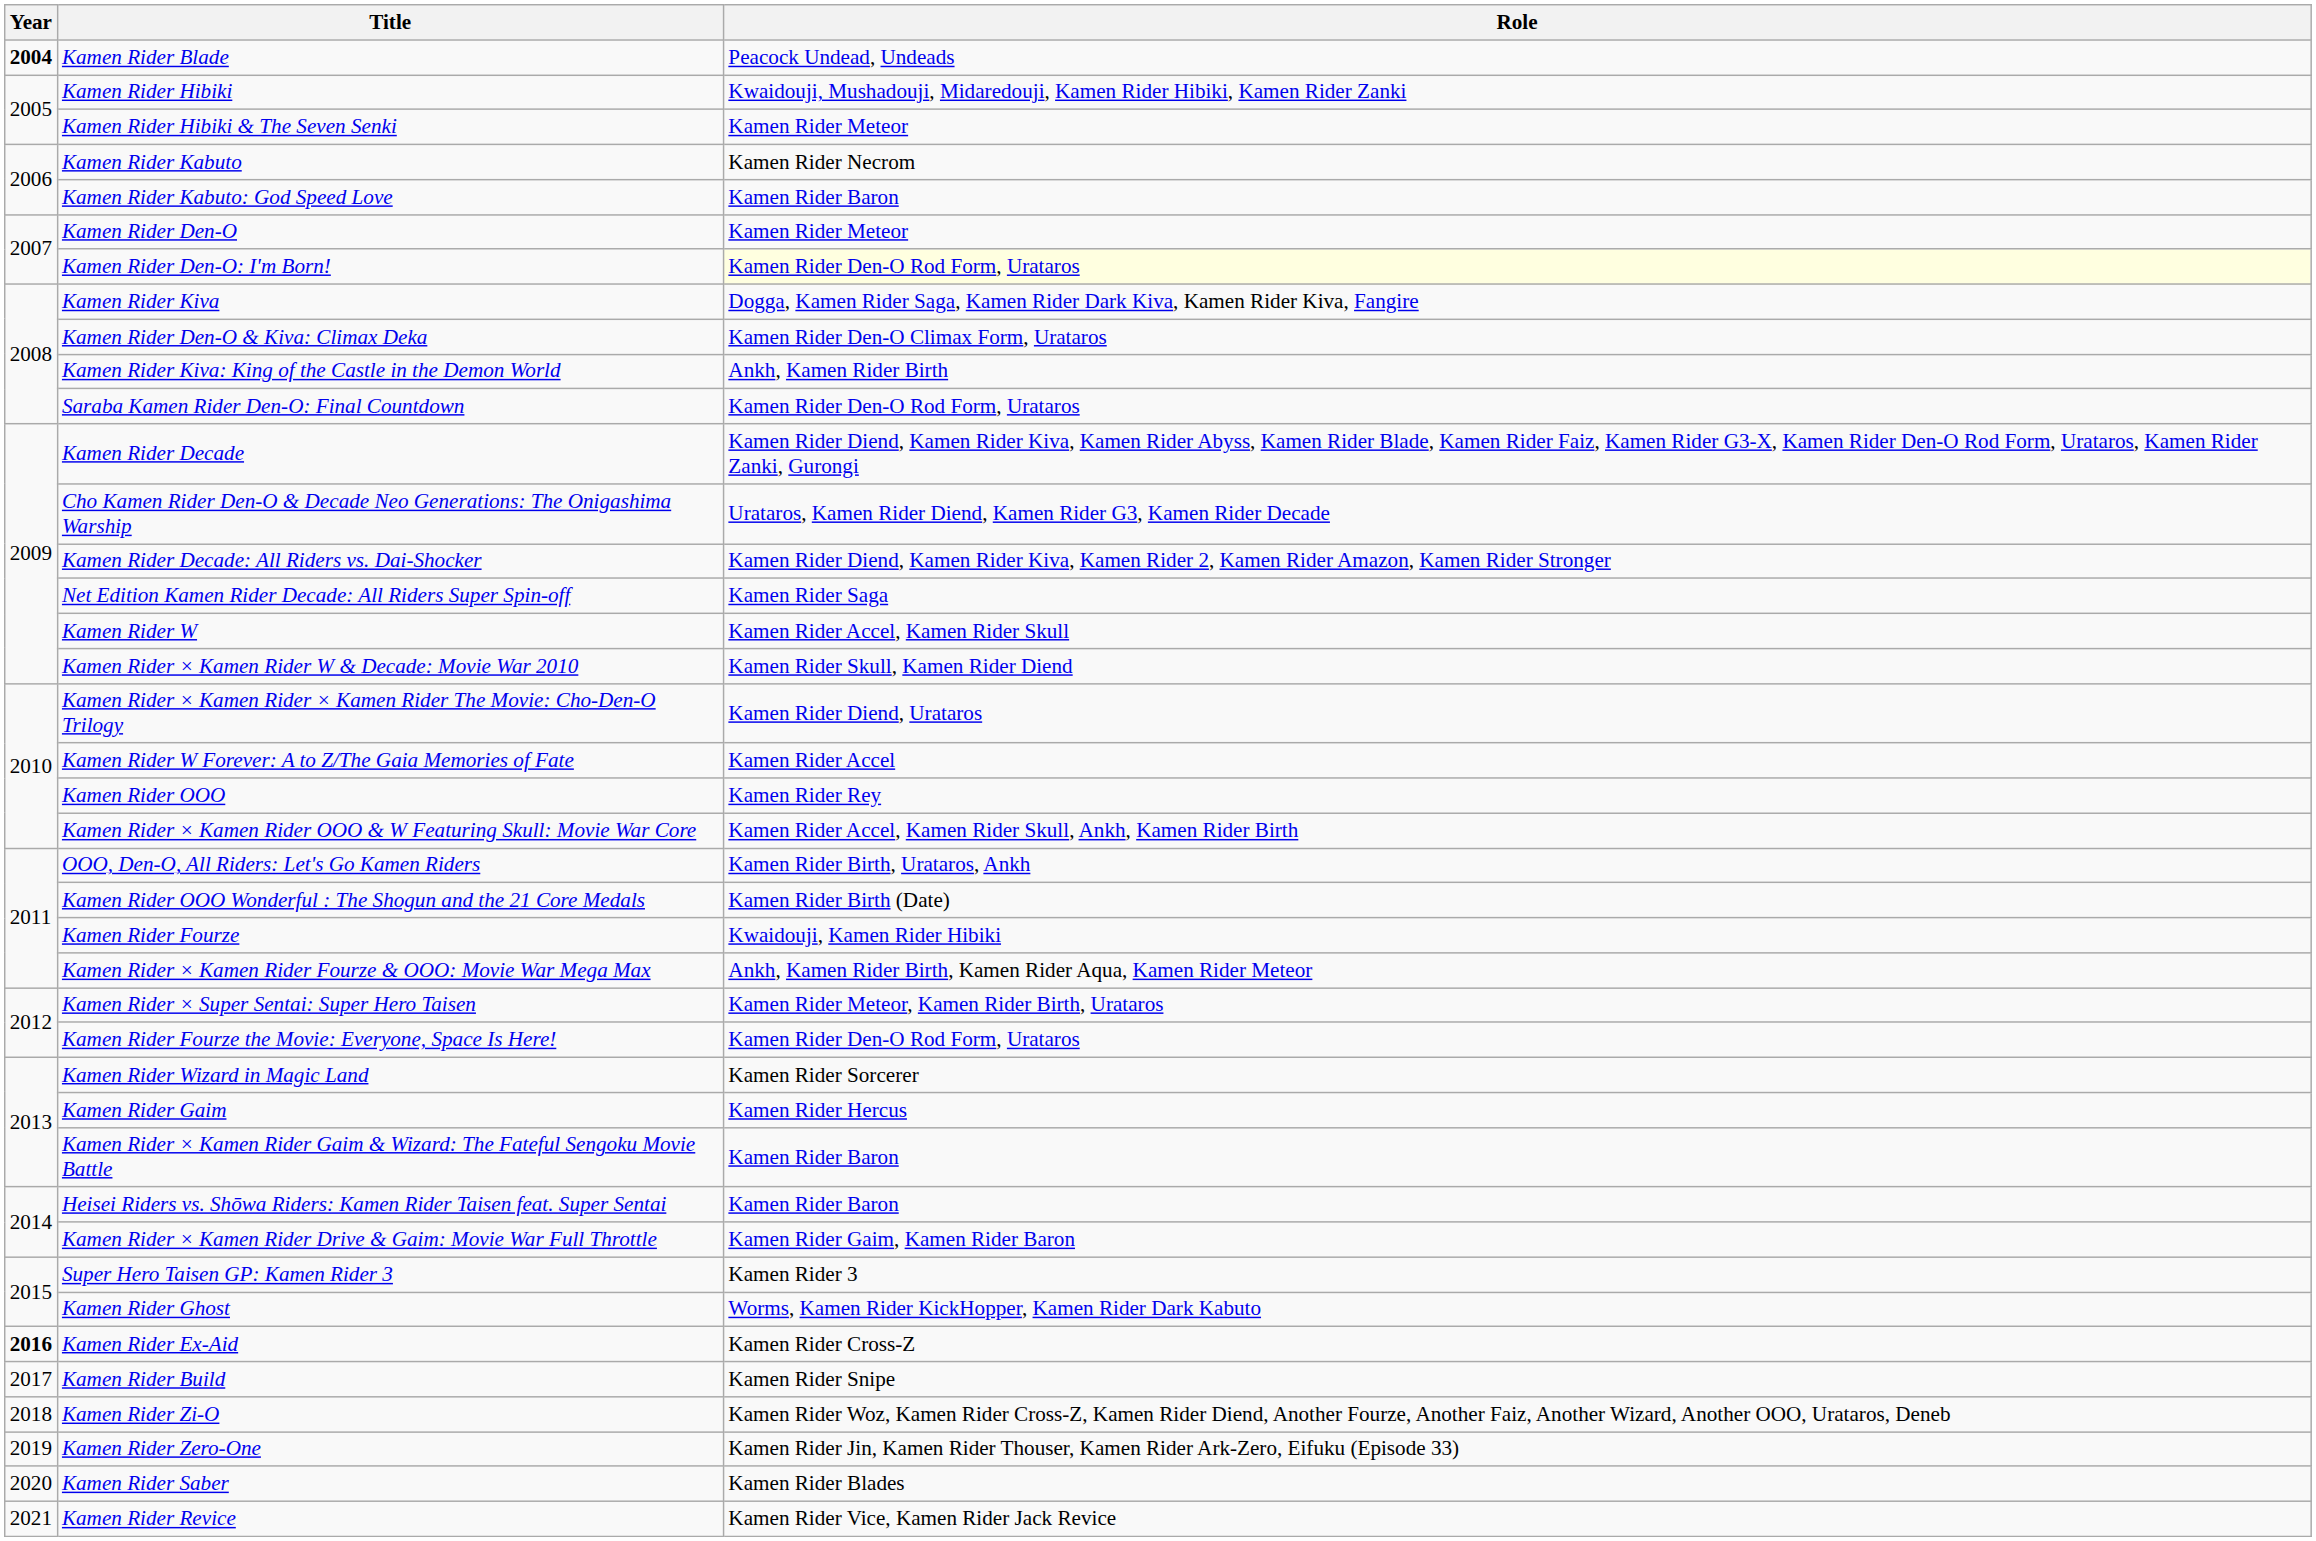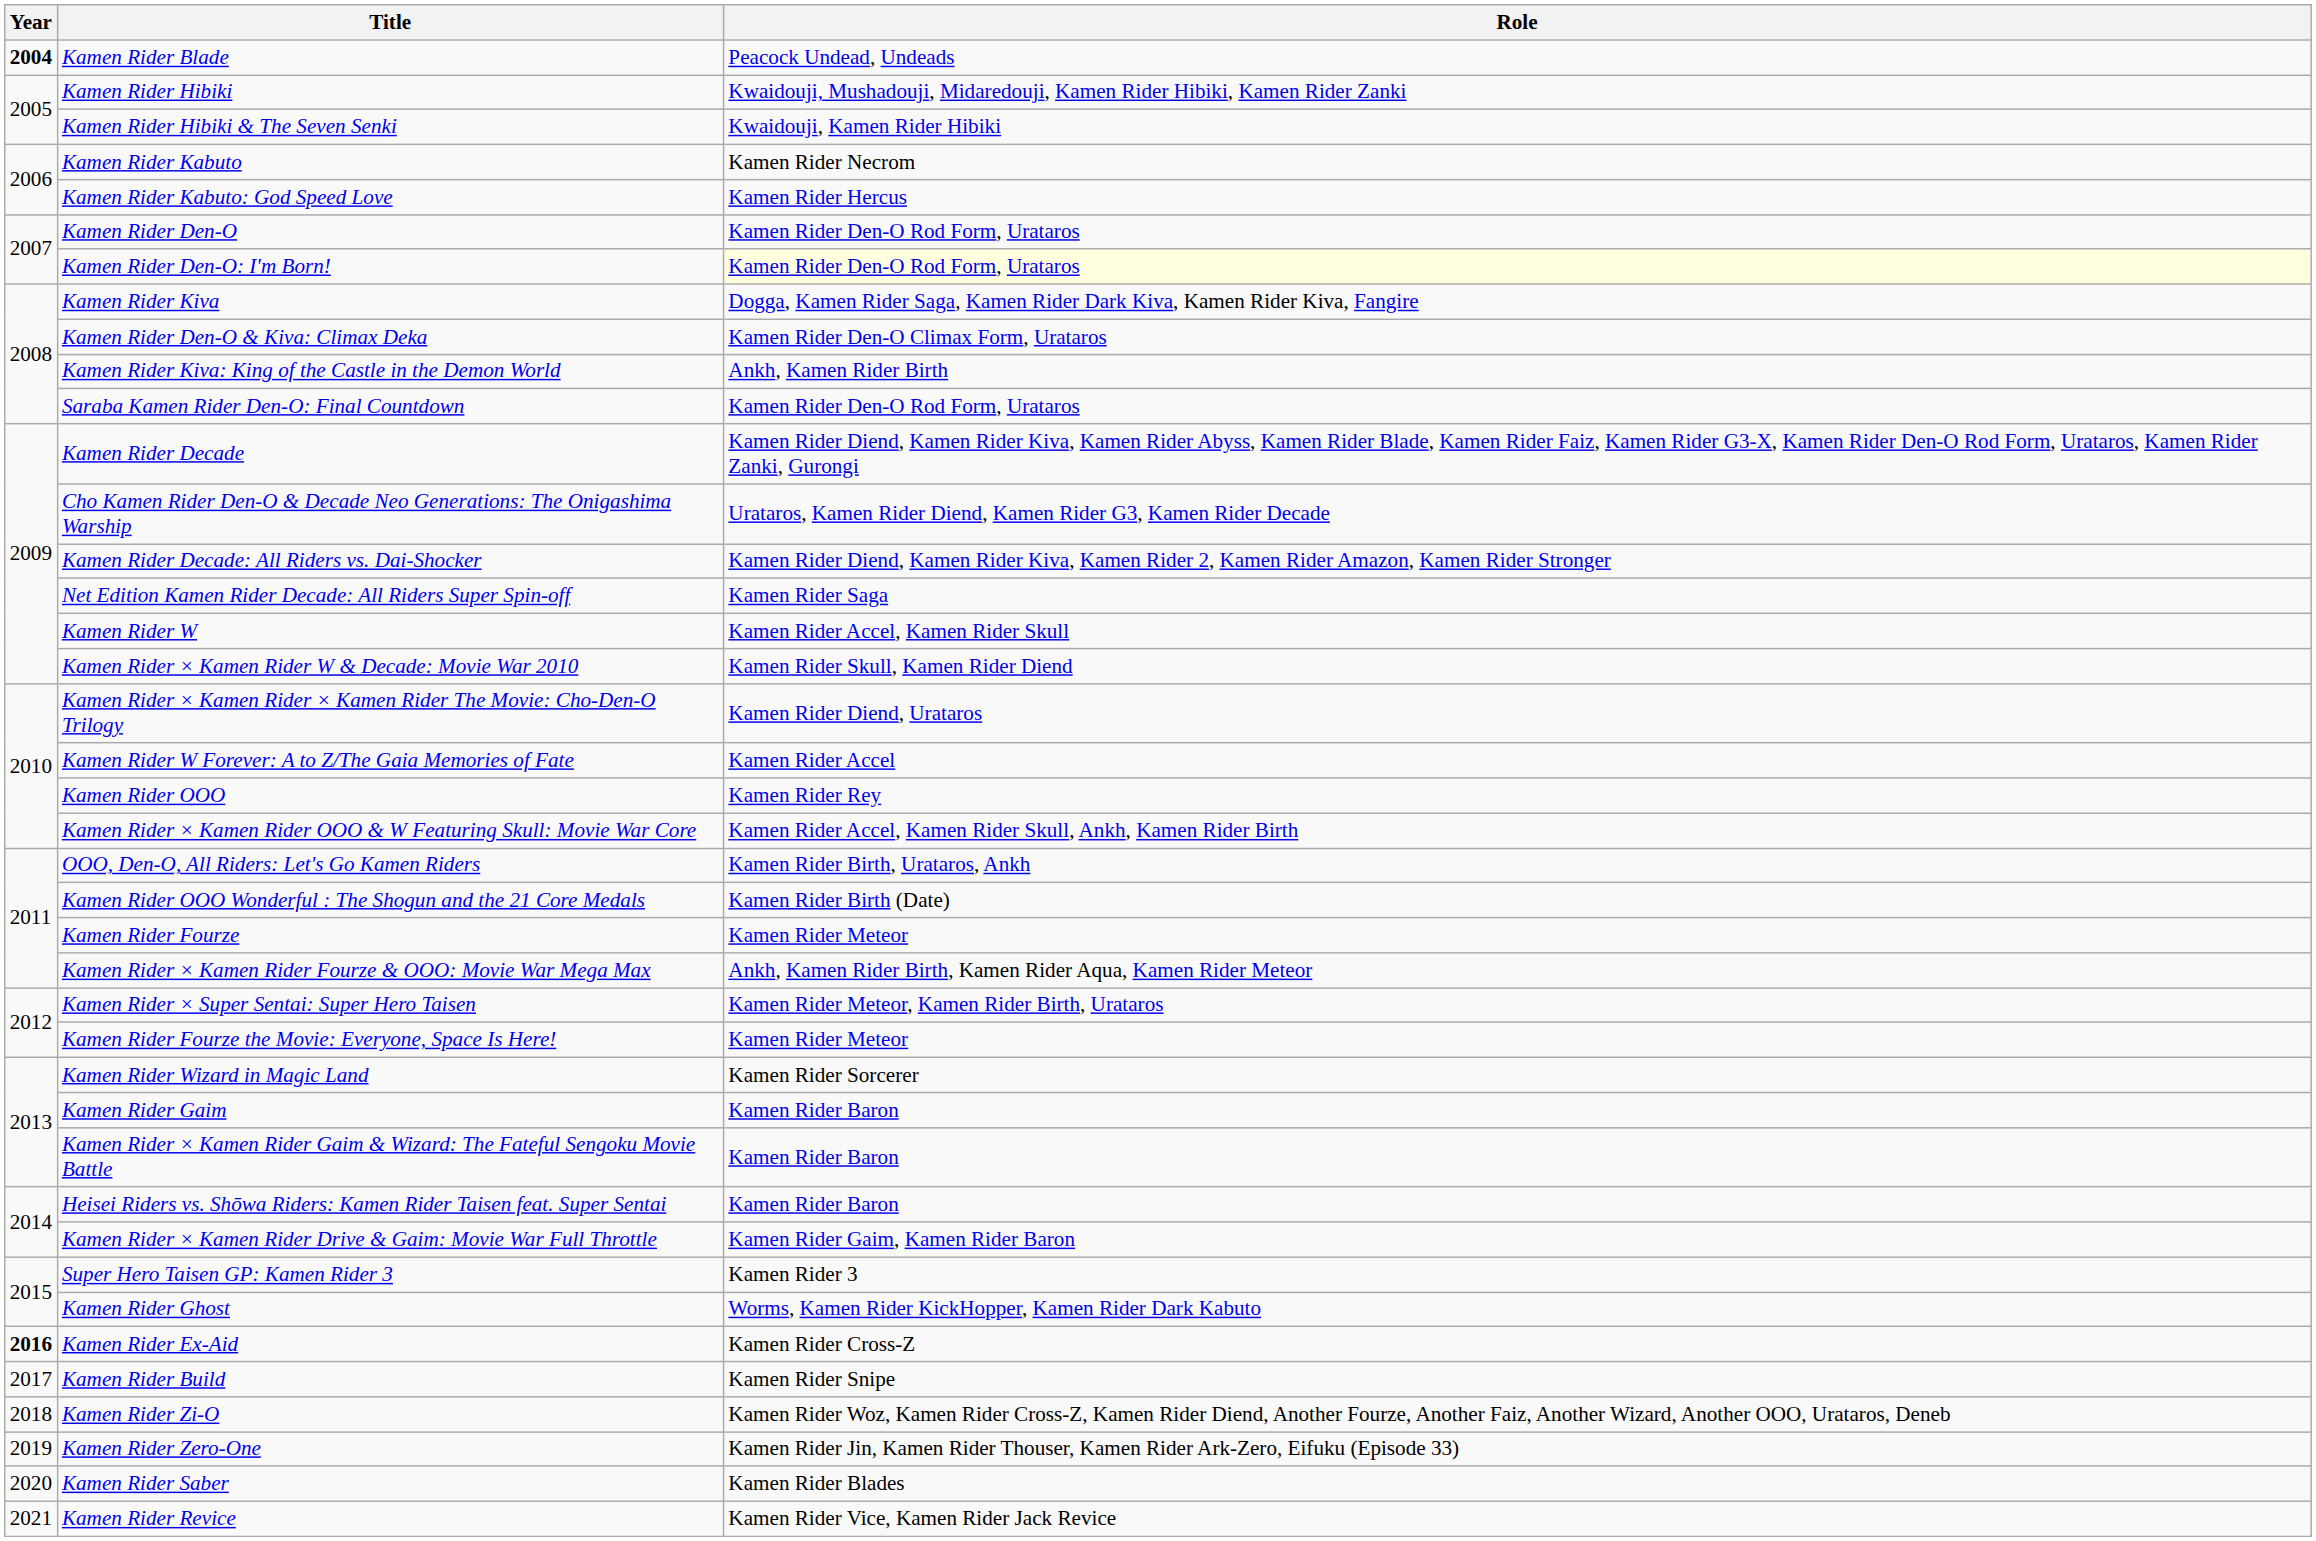(818, 127) Kamen Rider Meteor -> (865, 127) Kwaidouji, Kamen Rider Hibiki
(814, 196) Kamen Rider Baron -> (818, 196) Kamen Rider Hercus
(818, 231) Kamen Rider Meteor -> (904, 231) Kamen Rider Den-O Rod Form, Urataros
(865, 935) Kwaidouji, Kamen Rider Hibiki -> (818, 935) Kamen Rider Meteor
(904, 1039) Kamen Rider Den-O Rod Form, Urataros -> (818, 1039) Kamen Rider Meteor
(818, 1109) Kamen Rider Hercus -> (814, 1109) Kamen Rider Baron
